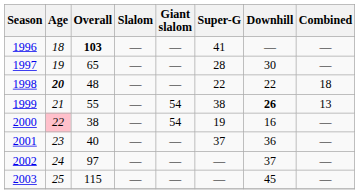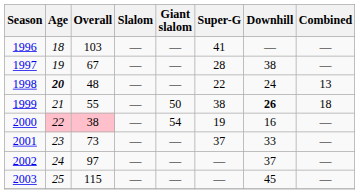(93, 46) bold -> (93, 46) normal
(93, 65) 65 -> (93, 65) 67
(270, 65) 30 -> (270, 65) 38
(270, 84) 22 -> (270, 84) 24
(325, 84) 18 -> (325, 84) 13
(175, 103) 54 -> (175, 103) 50
(325, 103) 13 -> (325, 103) 18
(93, 122) no background -> (93, 122) pink background
(93, 141) 40 -> (93, 141) 73
(270, 141) 36 -> (270, 141) 33
